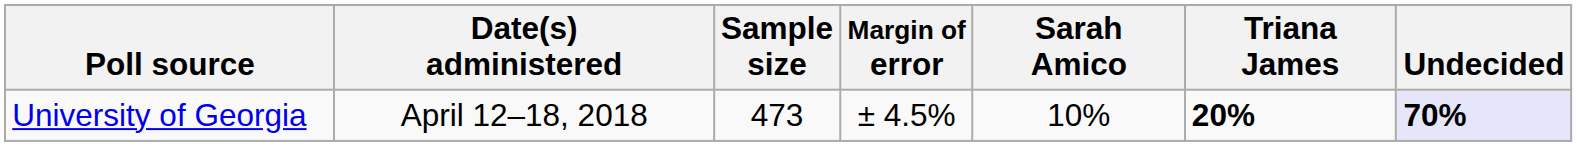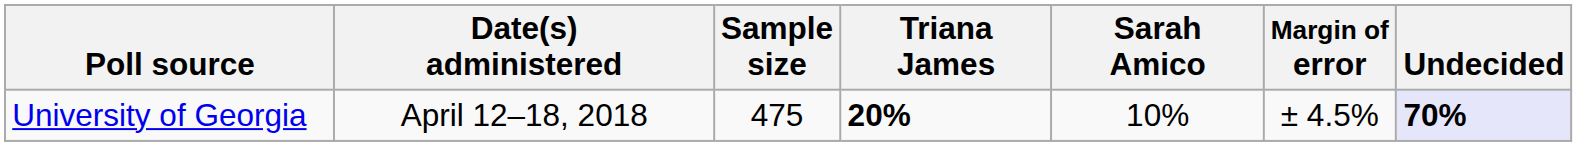columns swapped: (907, 49) <-> (1290, 47)
(777, 114) 473 -> (777, 114) 475
